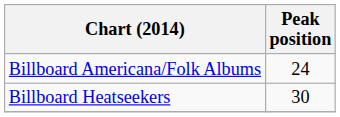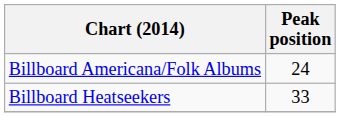(300, 97) 30 -> (300, 97) 33
